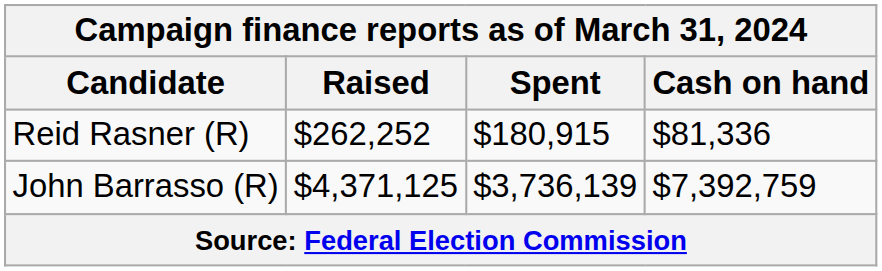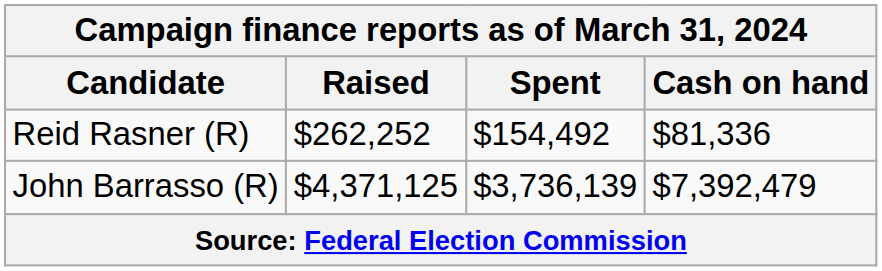(542, 134) $180,915 -> (542, 134) $154,492
(734, 186) $7,392,759 -> (734, 186) $7,392,479
